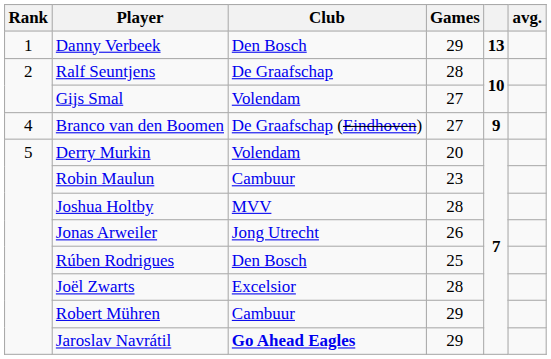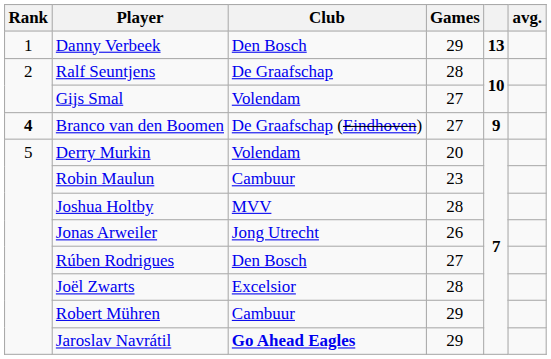(28, 125) normal -> (28, 125) bold
(455, 260) 25 -> (455, 260) 27
